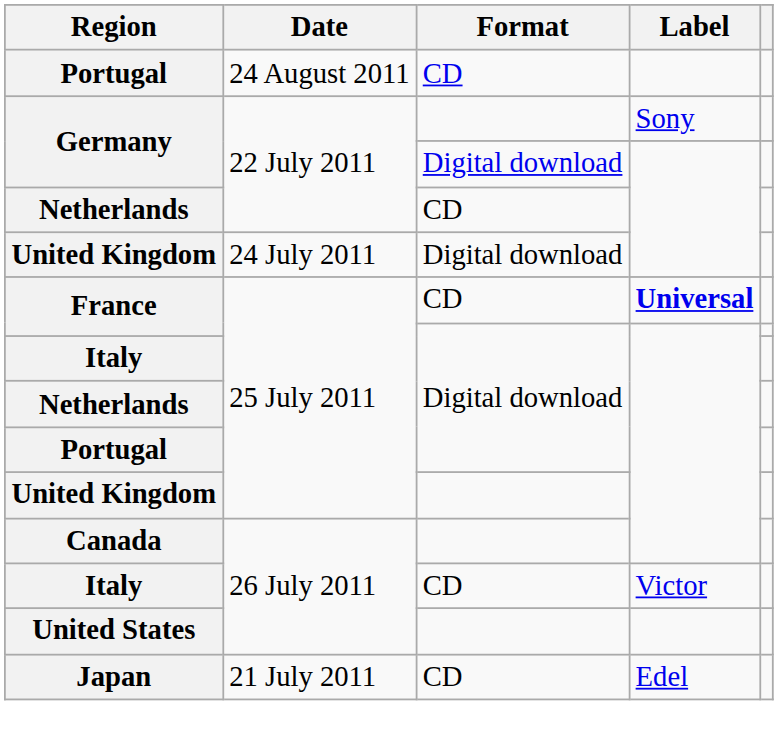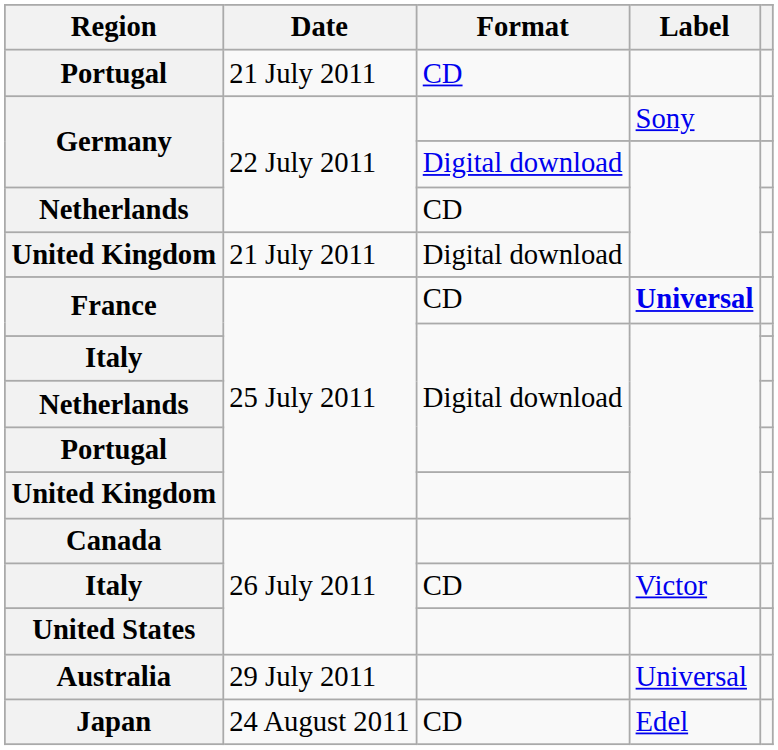(319, 72) 24 August 2011 -> (303, 72) 21 July 2011
(303, 254) 24 July 2011 -> (303, 254) 21 July 2011
+ row: (114, 676)
(303, 676) 21 July 2011 -> (319, 721) 24 August 2011
